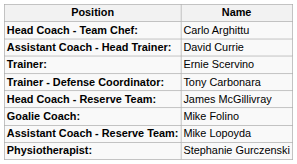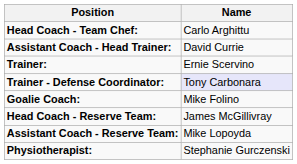(222, 82) no background -> (222, 82) lavender background
rows swapped: (43, 116) <-> (81, 99)
